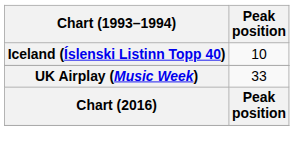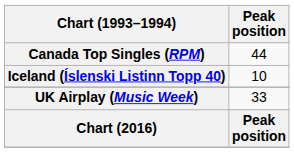+ row: (117, 54)
